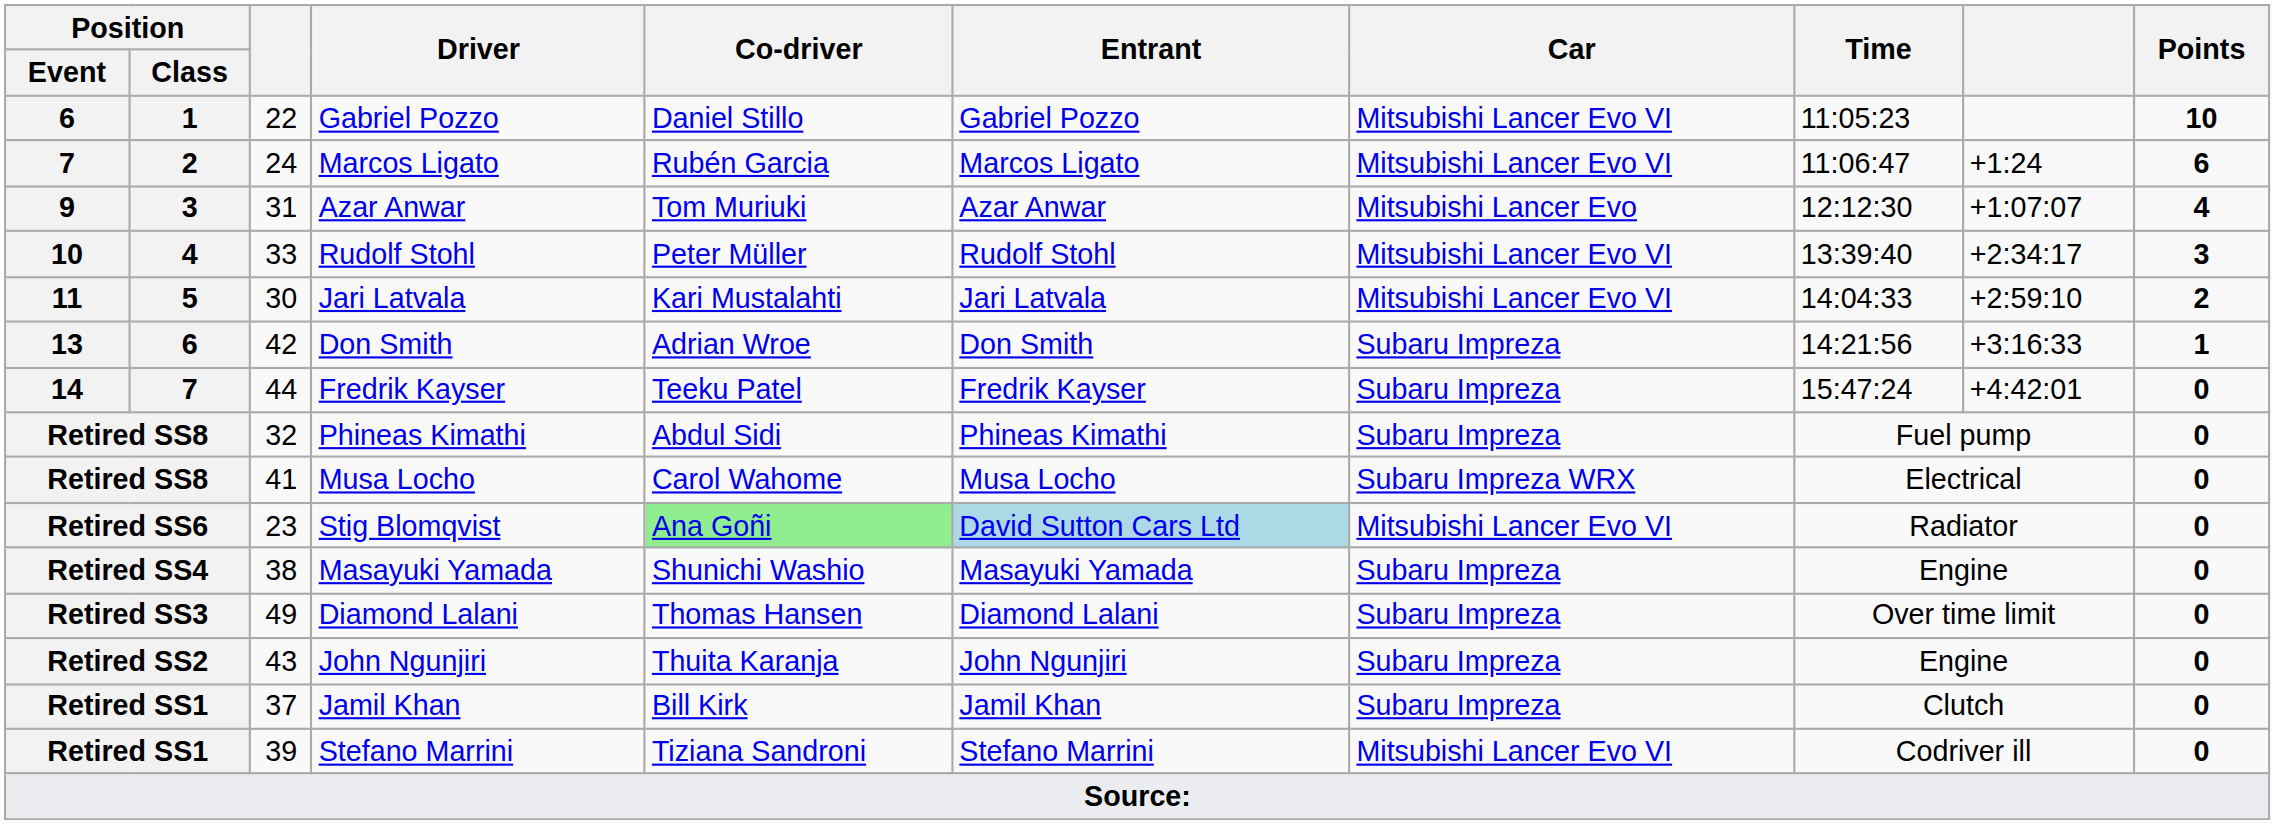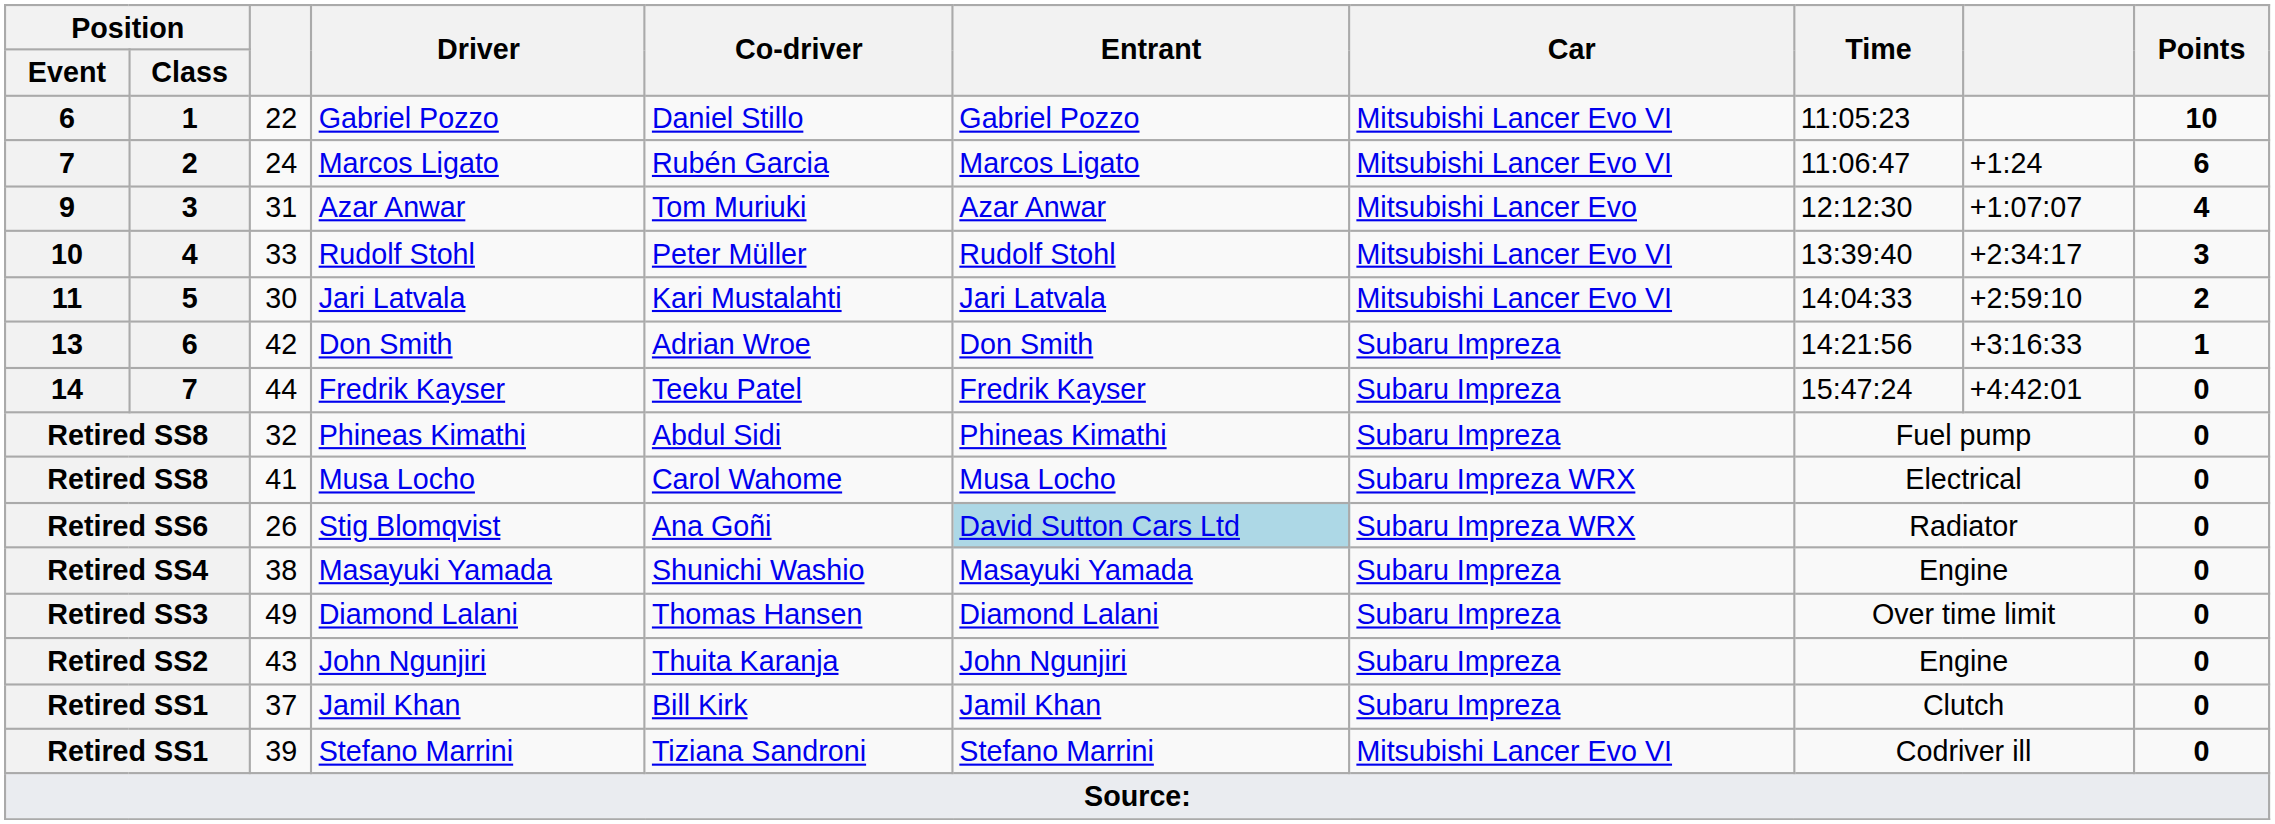(281, 525) 23 -> (281, 525) 26
(712, 525) lightgreen background -> (712, 525) no background
(1514, 525) Mitsubishi Lancer Evo VI -> (1496, 525) Subaru Impreza WRX
